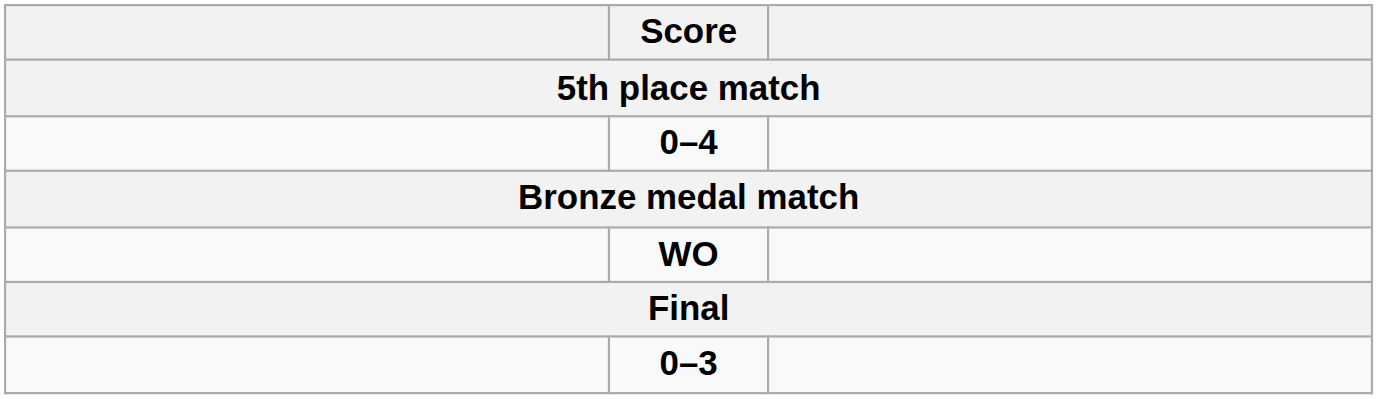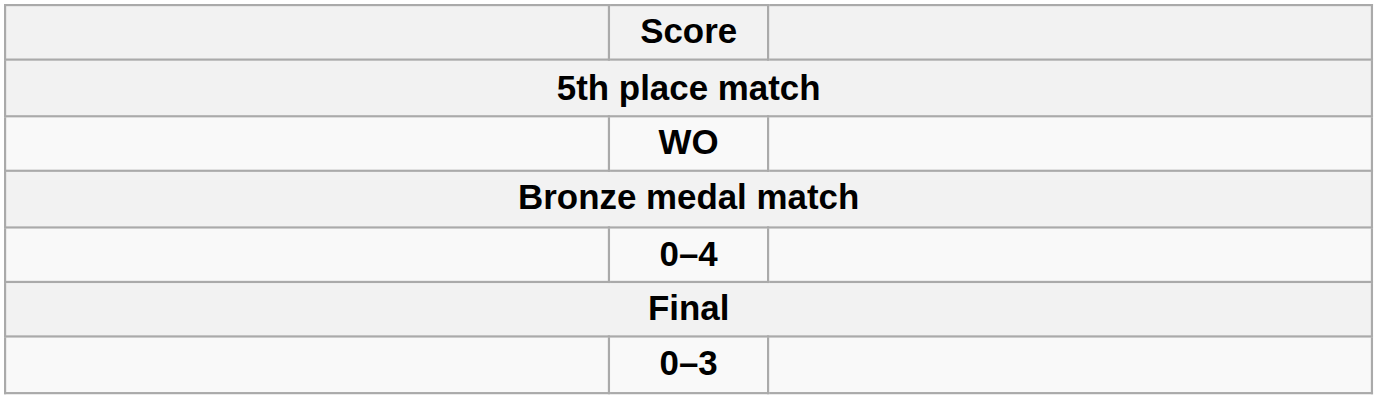rows swapped: (689, 253) <-> (689, 142)
